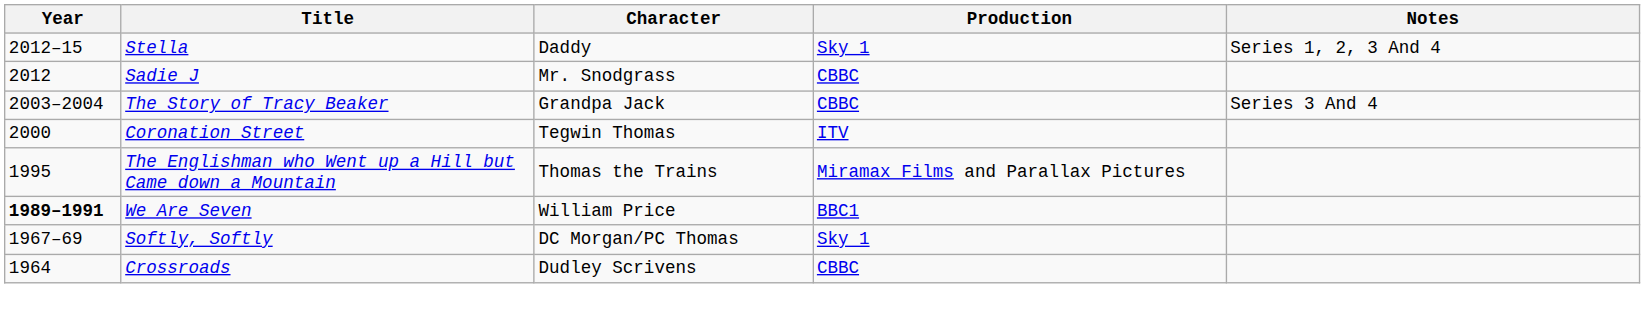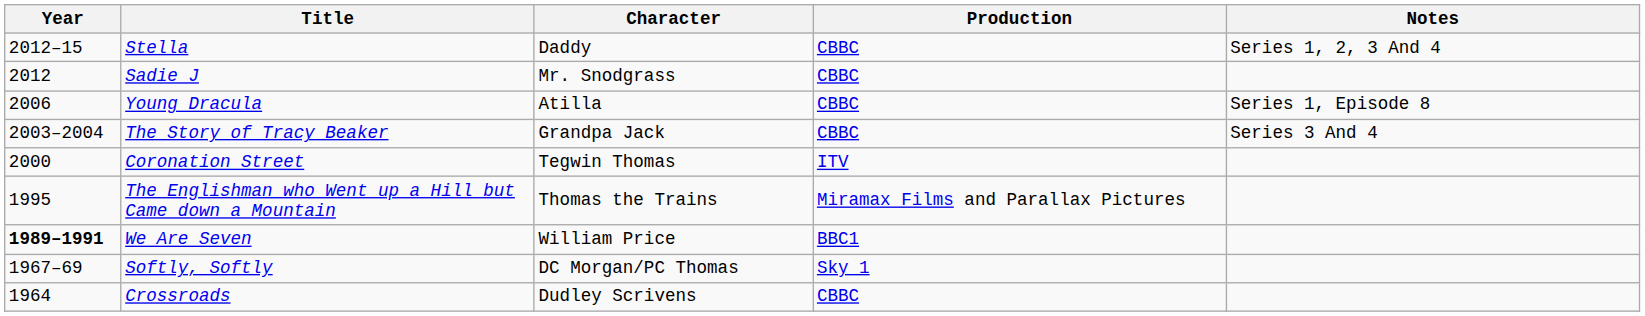(843, 48) Sky 1 -> (838, 48) CBBC
+ row: (194, 105)
